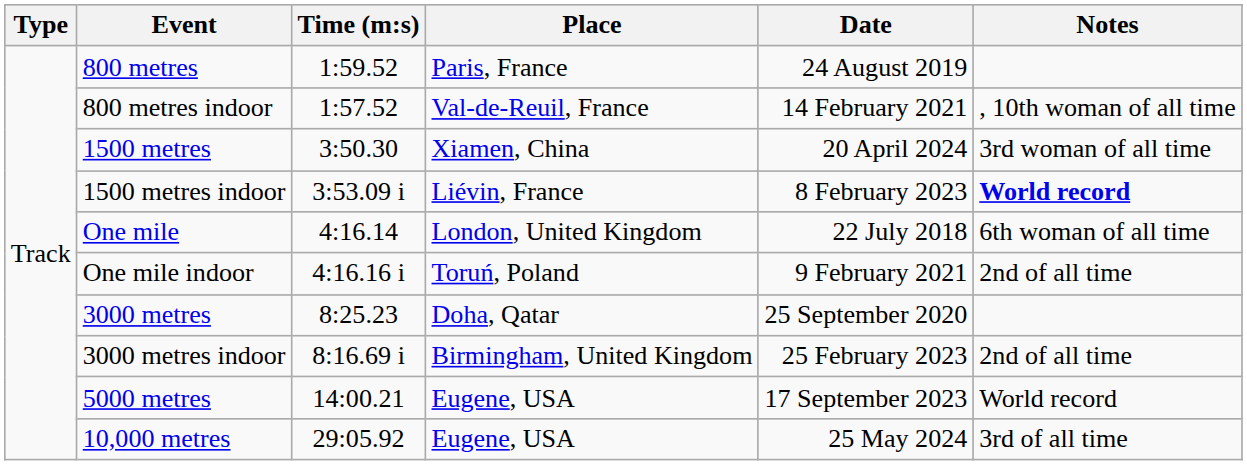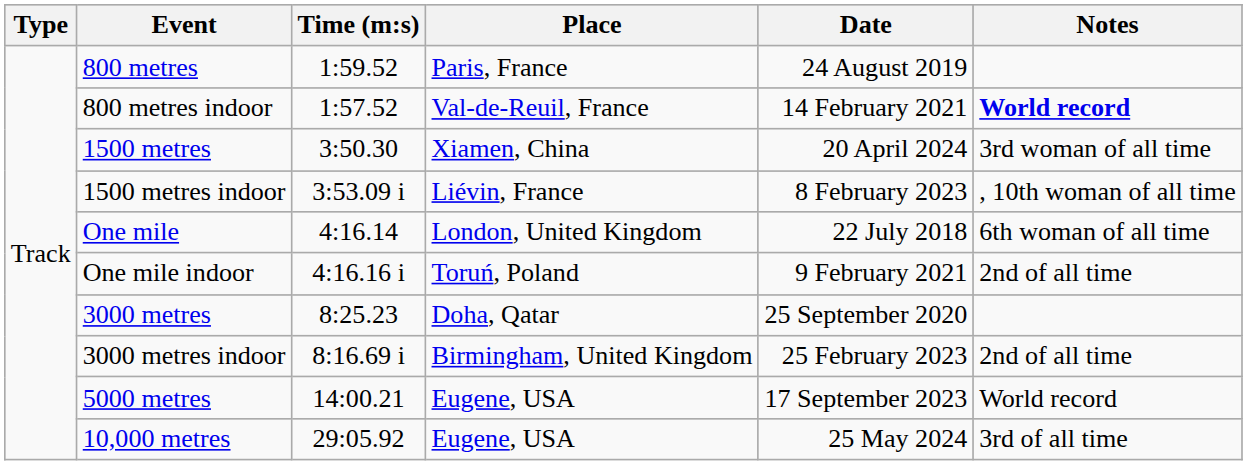(1108, 107) , 10th woman of all time -> (1055, 107) World record
(1055, 190) World record -> (1108, 190) , 10th woman of all time
